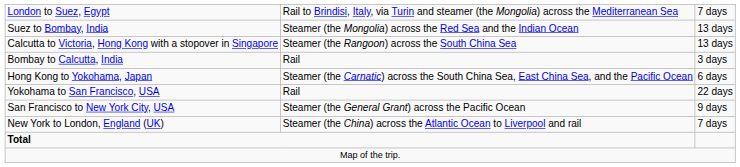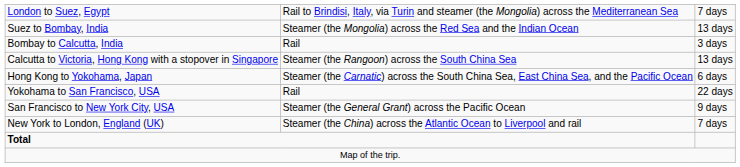rows swapped: (65, 60) <-> (143, 44)
